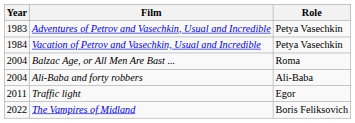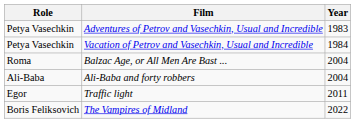columns swapped: (17, 12) <-> (312, 12)
